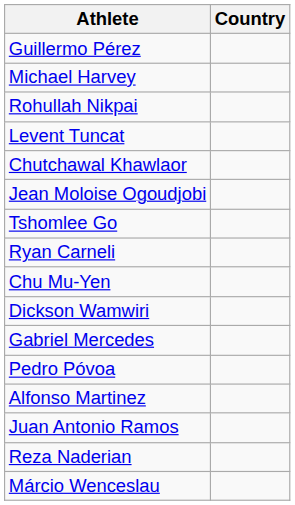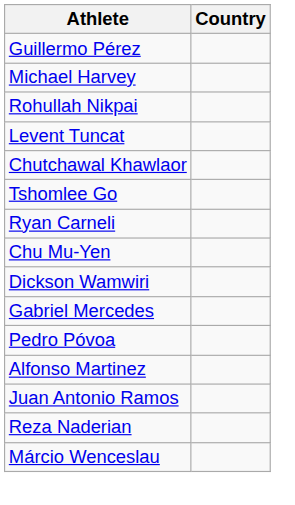- row: (108, 194)
